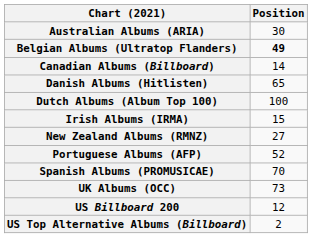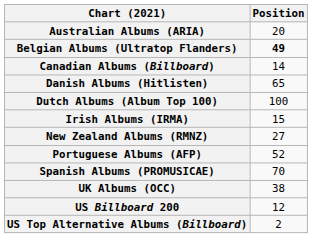(278, 31) 30 -> (278, 31) 20
(278, 189) 73 -> (278, 189) 38
